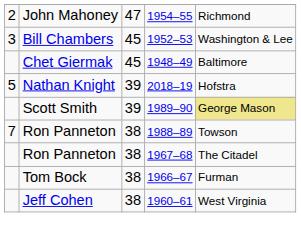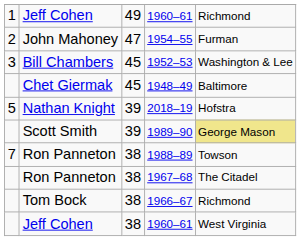+ row: (12, 16)
(224, 16) Richmond -> (218, 39) Furman
(218, 178) Furman -> (224, 201) Richmond
